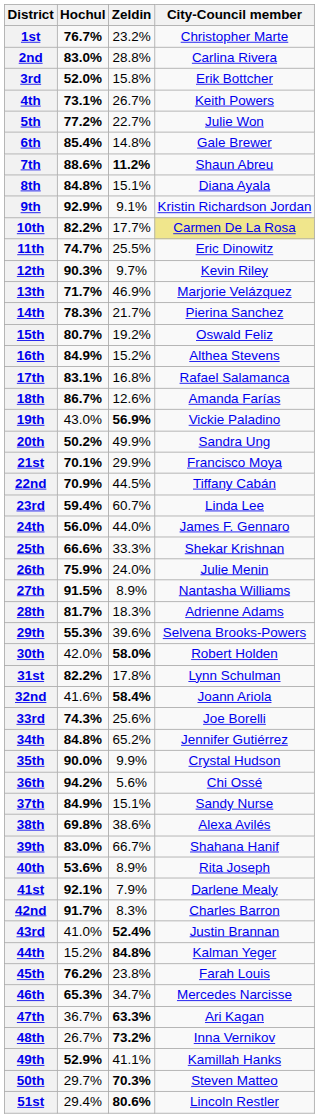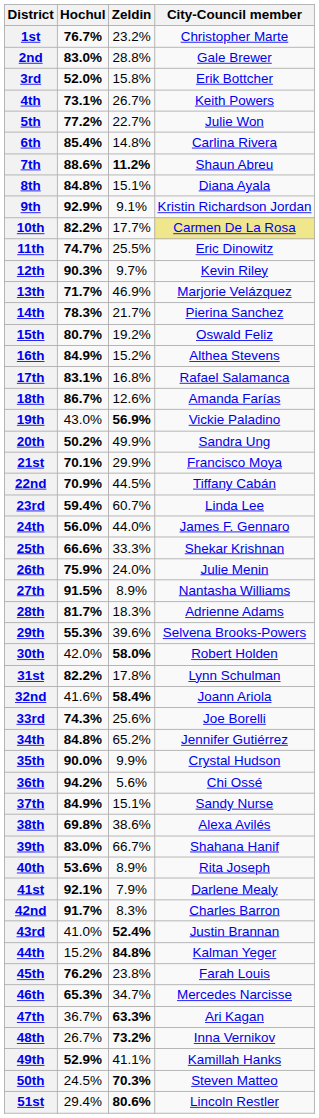(234, 57) Carlina Rivera -> (234, 57) Gale Brewer
(234, 143) Gale Brewer -> (234, 143) Carlina Rivera
(83, 1080) 29.7% -> (83, 1080) 24.5%
